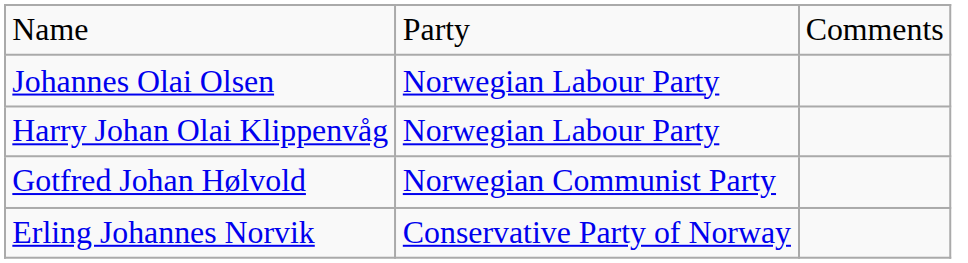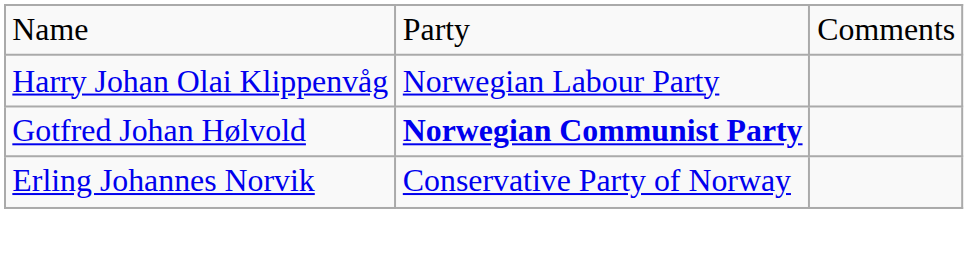- row: (143, 80)
(589, 181) normal -> (603, 130) bold
